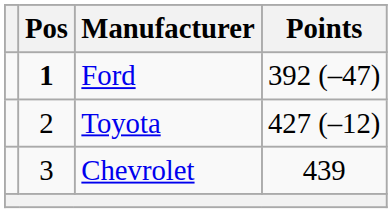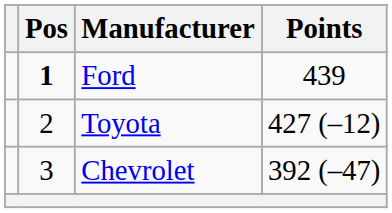(324, 75) 392 (–47) -> (324, 75) 439
(324, 170) 439 -> (324, 170) 392 (–47)
